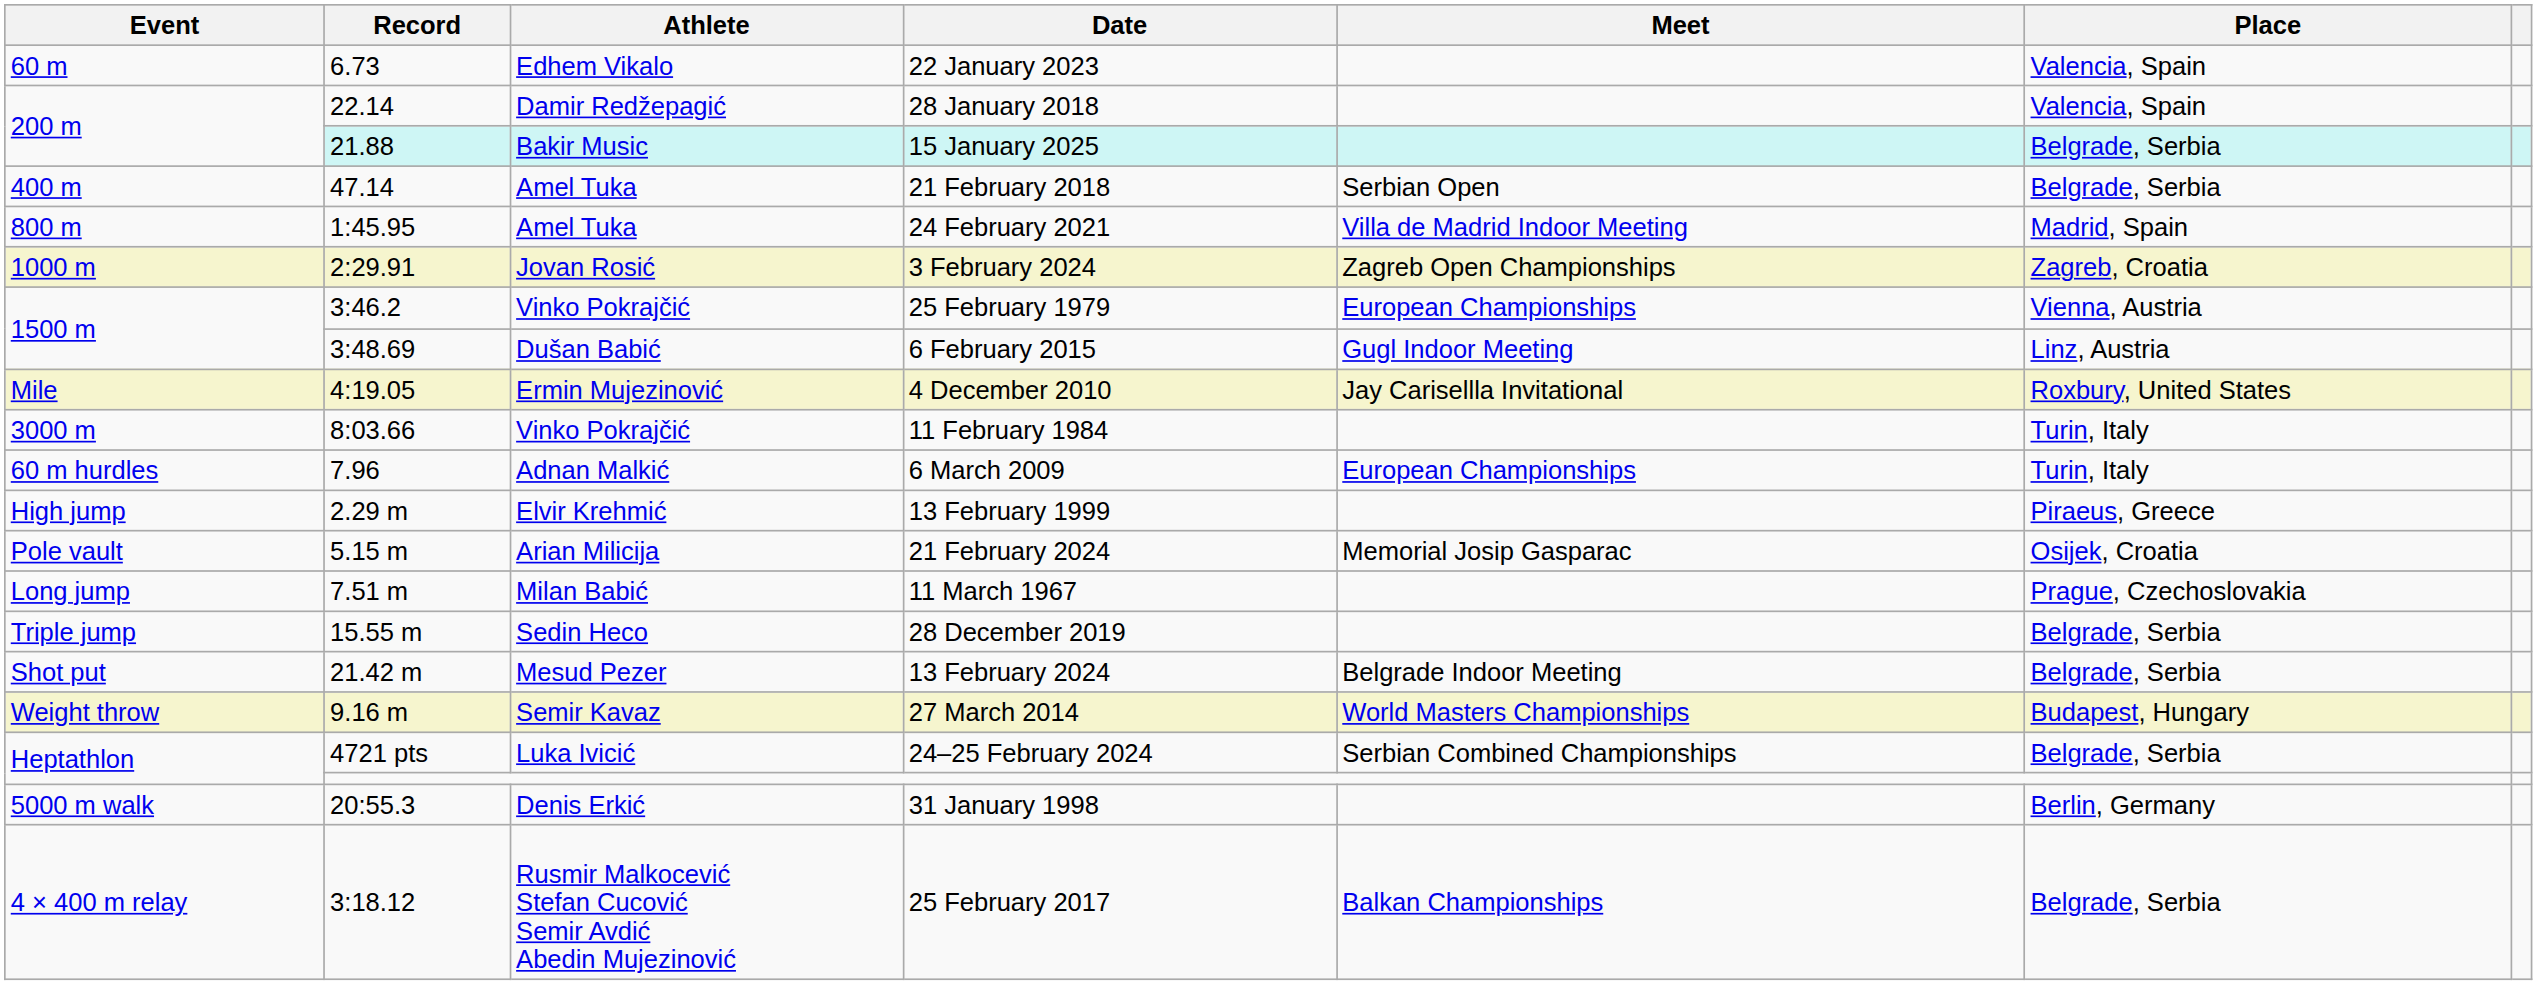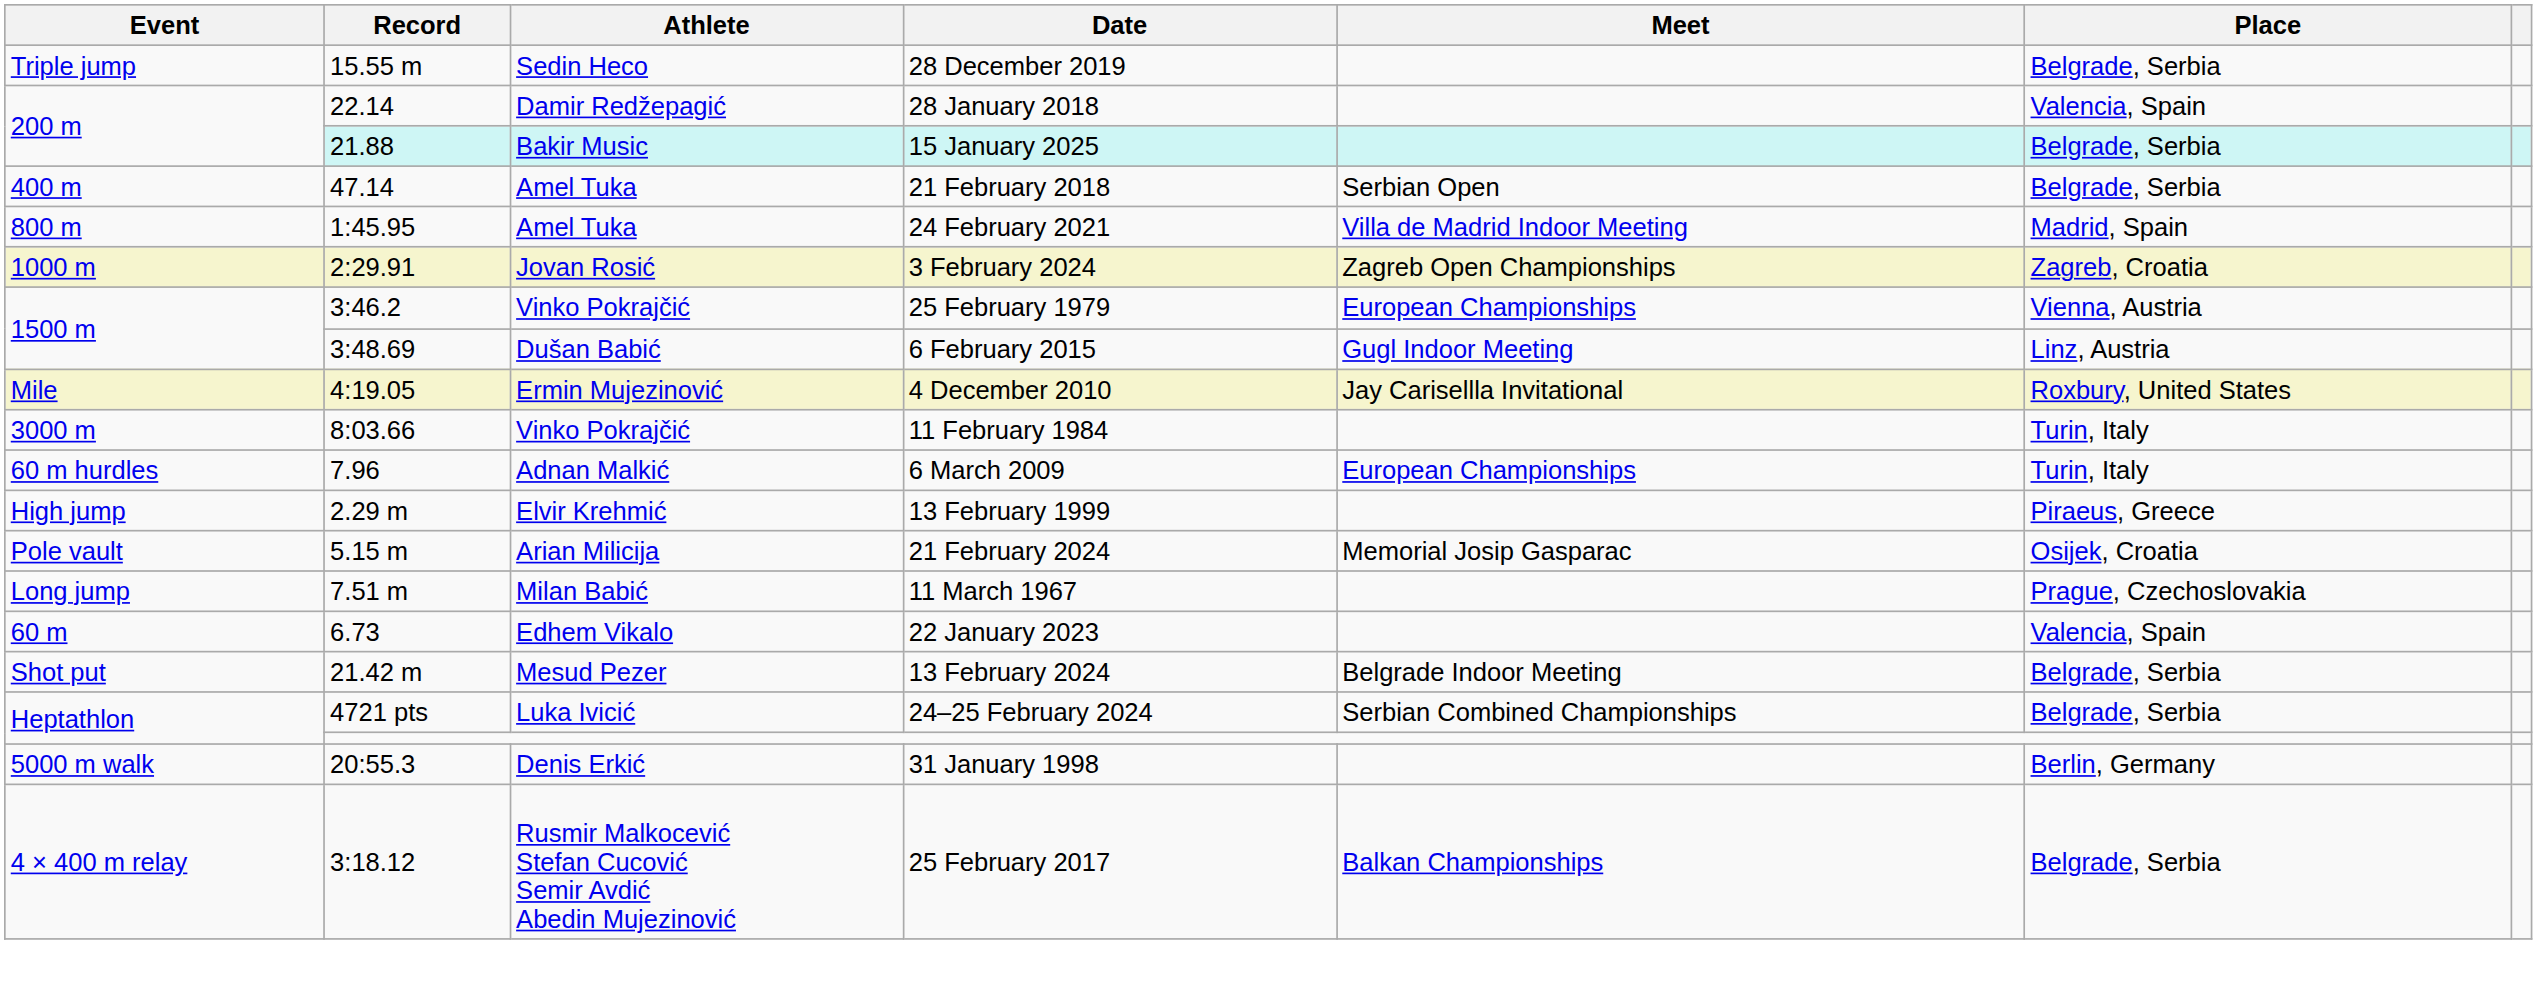rows swapped: (1004, 66) <-> (1017, 632)
- row: (994, 712)
